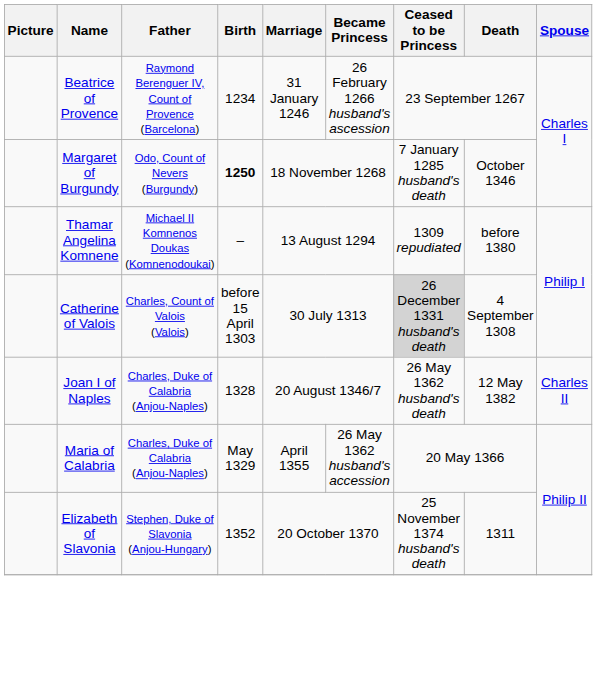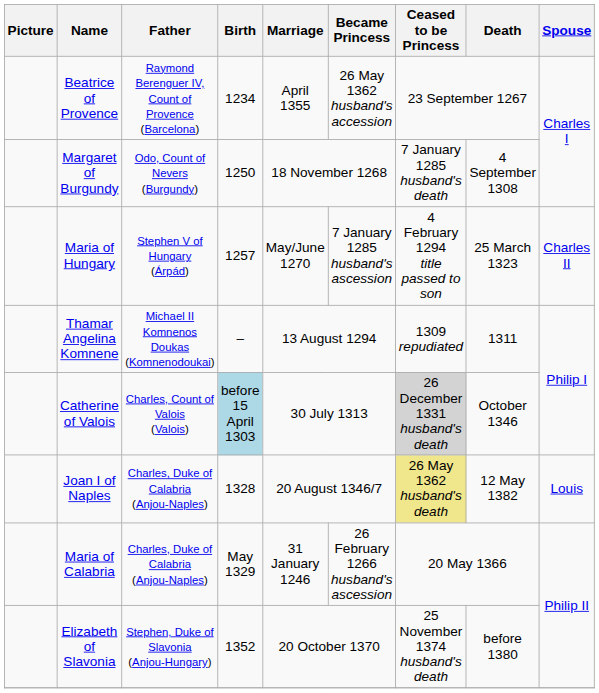(294, 98) 31 January 1246 -> (295, 98) April 1355
(360, 98) 26 February 1266 husband's ascession -> (362, 98) 26 May 1362 husband's accession
(240, 173) bold -> (240, 173) normal
(500, 173) October 1346 -> (503, 173) 4 September 1308
+ row: (89, 255)
(500, 240) before 1380 -> (503, 338) 1311
(240, 315) no background -> (240, 413) lightblue background
(500, 315) 4 September 1308 -> (503, 413) October 1346
(429, 390) no background -> (431, 488) khaki background
(564, 390) Charles II -> (567, 488) Louis
(294, 458) April 1355 -> (295, 564) 31 January 1246
(360, 458) 26 May 1362 husband's accession -> (362, 564) 26 February 1266 husband's ascession
(500, 533) 1311 -> (503, 646) before 1380
